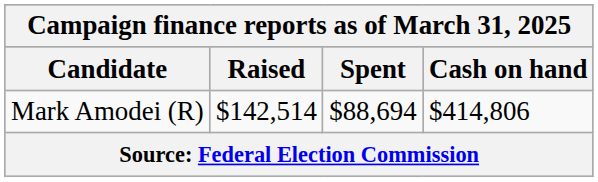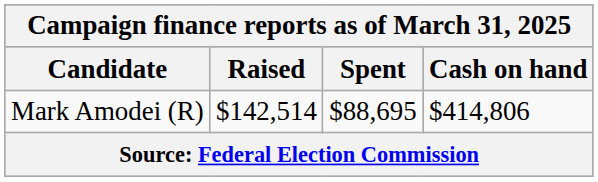(373, 111) $88,694 -> (373, 111) $88,695
